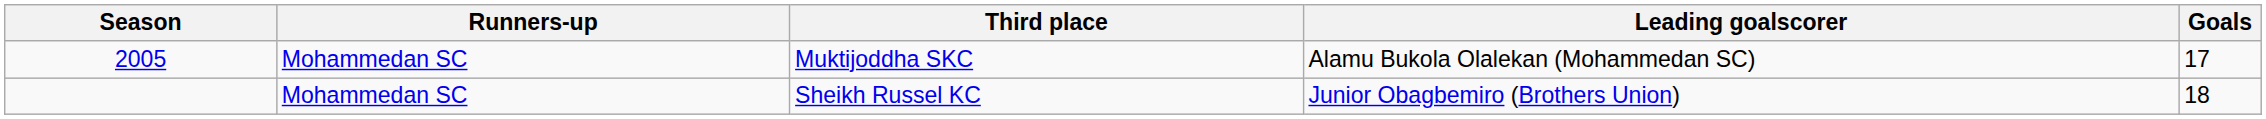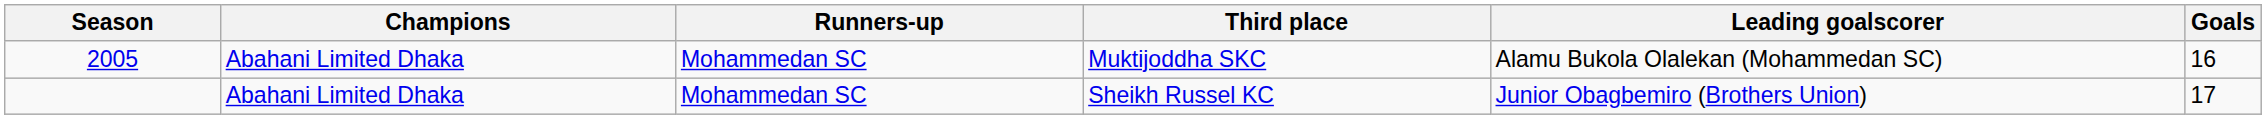+ column: (448, 22)
(2197, 59) 17 -> (2203, 59) 16
(2197, 95) 18 -> (2203, 95) 17
